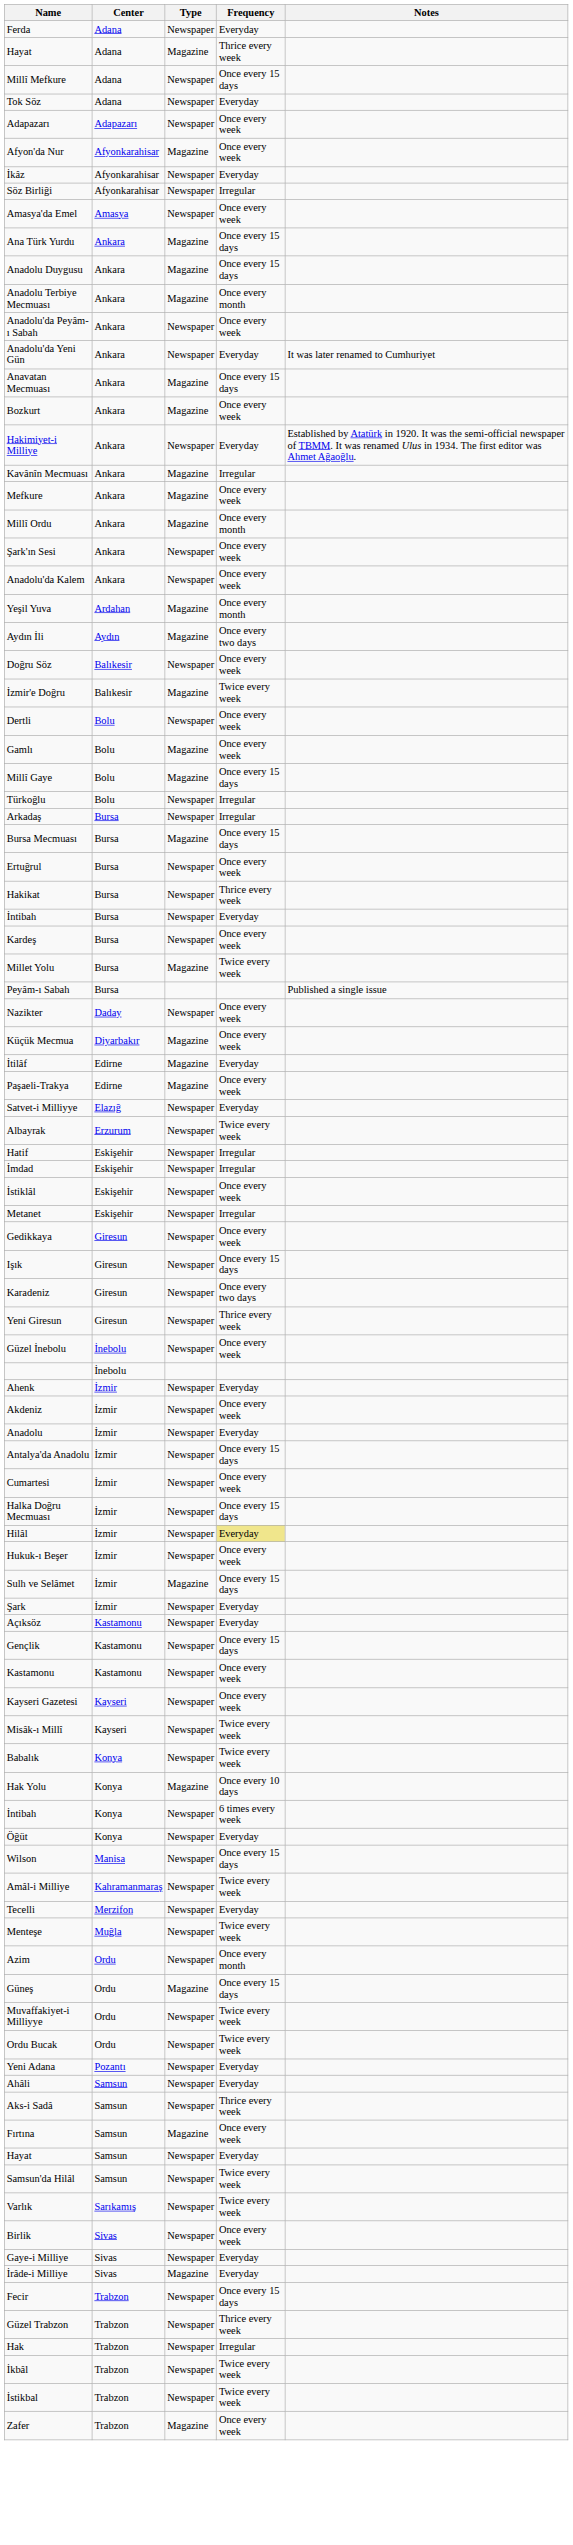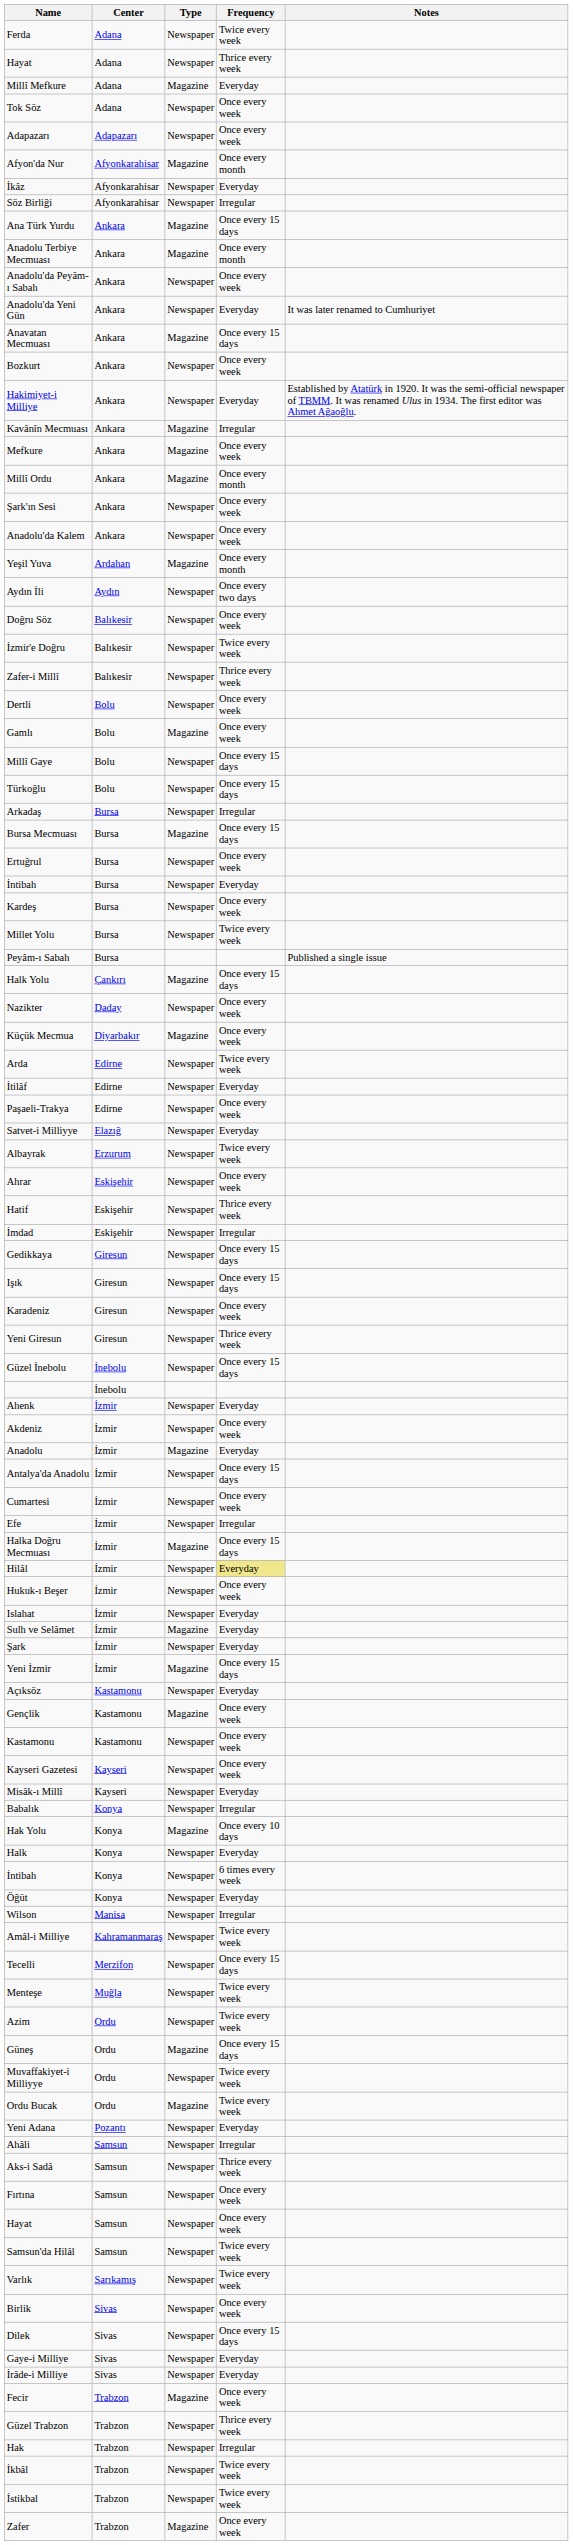(239, 29) Everyday -> (244, 35) Twice every week
(188, 51) Magazine -> (191, 63) Newspaper
(191, 79) Newspaper -> (188, 85) Magazine
(249, 79) Once every 15 days -> (239, 85) Everyday
(239, 102) Everyday -> (243, 107) Once every week
(243, 152) Once every week -> (243, 164) Once every month
- row: (42, 213)
- row: (45, 270)
(188, 411) Magazine -> (191, 366) Newspaper
(188, 636) Magazine -> (191, 592) Newspaper
(188, 693) Magazine -> (191, 648) Newspaper
+ row: (33, 676)
(188, 777) Magazine -> (191, 761) Newspaper
(237, 800) Irregular -> (249, 789) Once every 15 days
- row: (23, 895)
(188, 968) Magazine -> (191, 935) Newspaper
+ row: (28, 979)
+ row: (17, 1064)
(188, 1063) Magazine -> (191, 1086) Newspaper
(188, 1085) Magazine -> (191, 1109) Newspaper
+ row: (19, 1182)
(237, 1152) Irregular -> (245, 1210) Thrice every week
- row: (21, 1191)
- row: (24, 1213)
(243, 1236) Once every week -> (249, 1254) Once every 15 days
(243, 1292) Once every two days -> (243, 1311) Once every week
(243, 1349) Once every week -> (249, 1367) Once every 15 days
(191, 1432) Newspaper -> (188, 1451) Magazine
+ row: (14, 1524)
(191, 1511) Newspaper -> (188, 1546) Magazine
+ row: (21, 1613)
(249, 1584) Once every 15 days -> (239, 1629) Everyday
+ row: (29, 1668)
(191, 1645) Newspaper -> (188, 1713) Magazine
(249, 1645) Once every 15 days -> (243, 1713) Once every week
(244, 1729) Twice every week -> (239, 1792) Everyday
(244, 1758) Twice every week -> (237, 1808) Irregular
+ row: (17, 1853)
(249, 1859) Once every 15 days -> (237, 1914) Irregular
(239, 1909) Everyday -> (249, 1965) Once every 15 days
(243, 1960) Once every month -> (244, 2021) Twice every week
(191, 2044) Newspaper -> (188, 2106) Magazine
(239, 2083) Everyday -> (237, 2144) Irregular
(188, 2134) Magazine -> (191, 2195) Newspaper
(239, 2156) Everyday -> (243, 2223) Once every week
+ row: (18, 2336)
(188, 2274) Magazine -> (191, 2375) Newspaper
(191, 2296) Newspaper -> (188, 2397) Magazine
(249, 2296) Once every 15 days -> (243, 2397) Once every week
